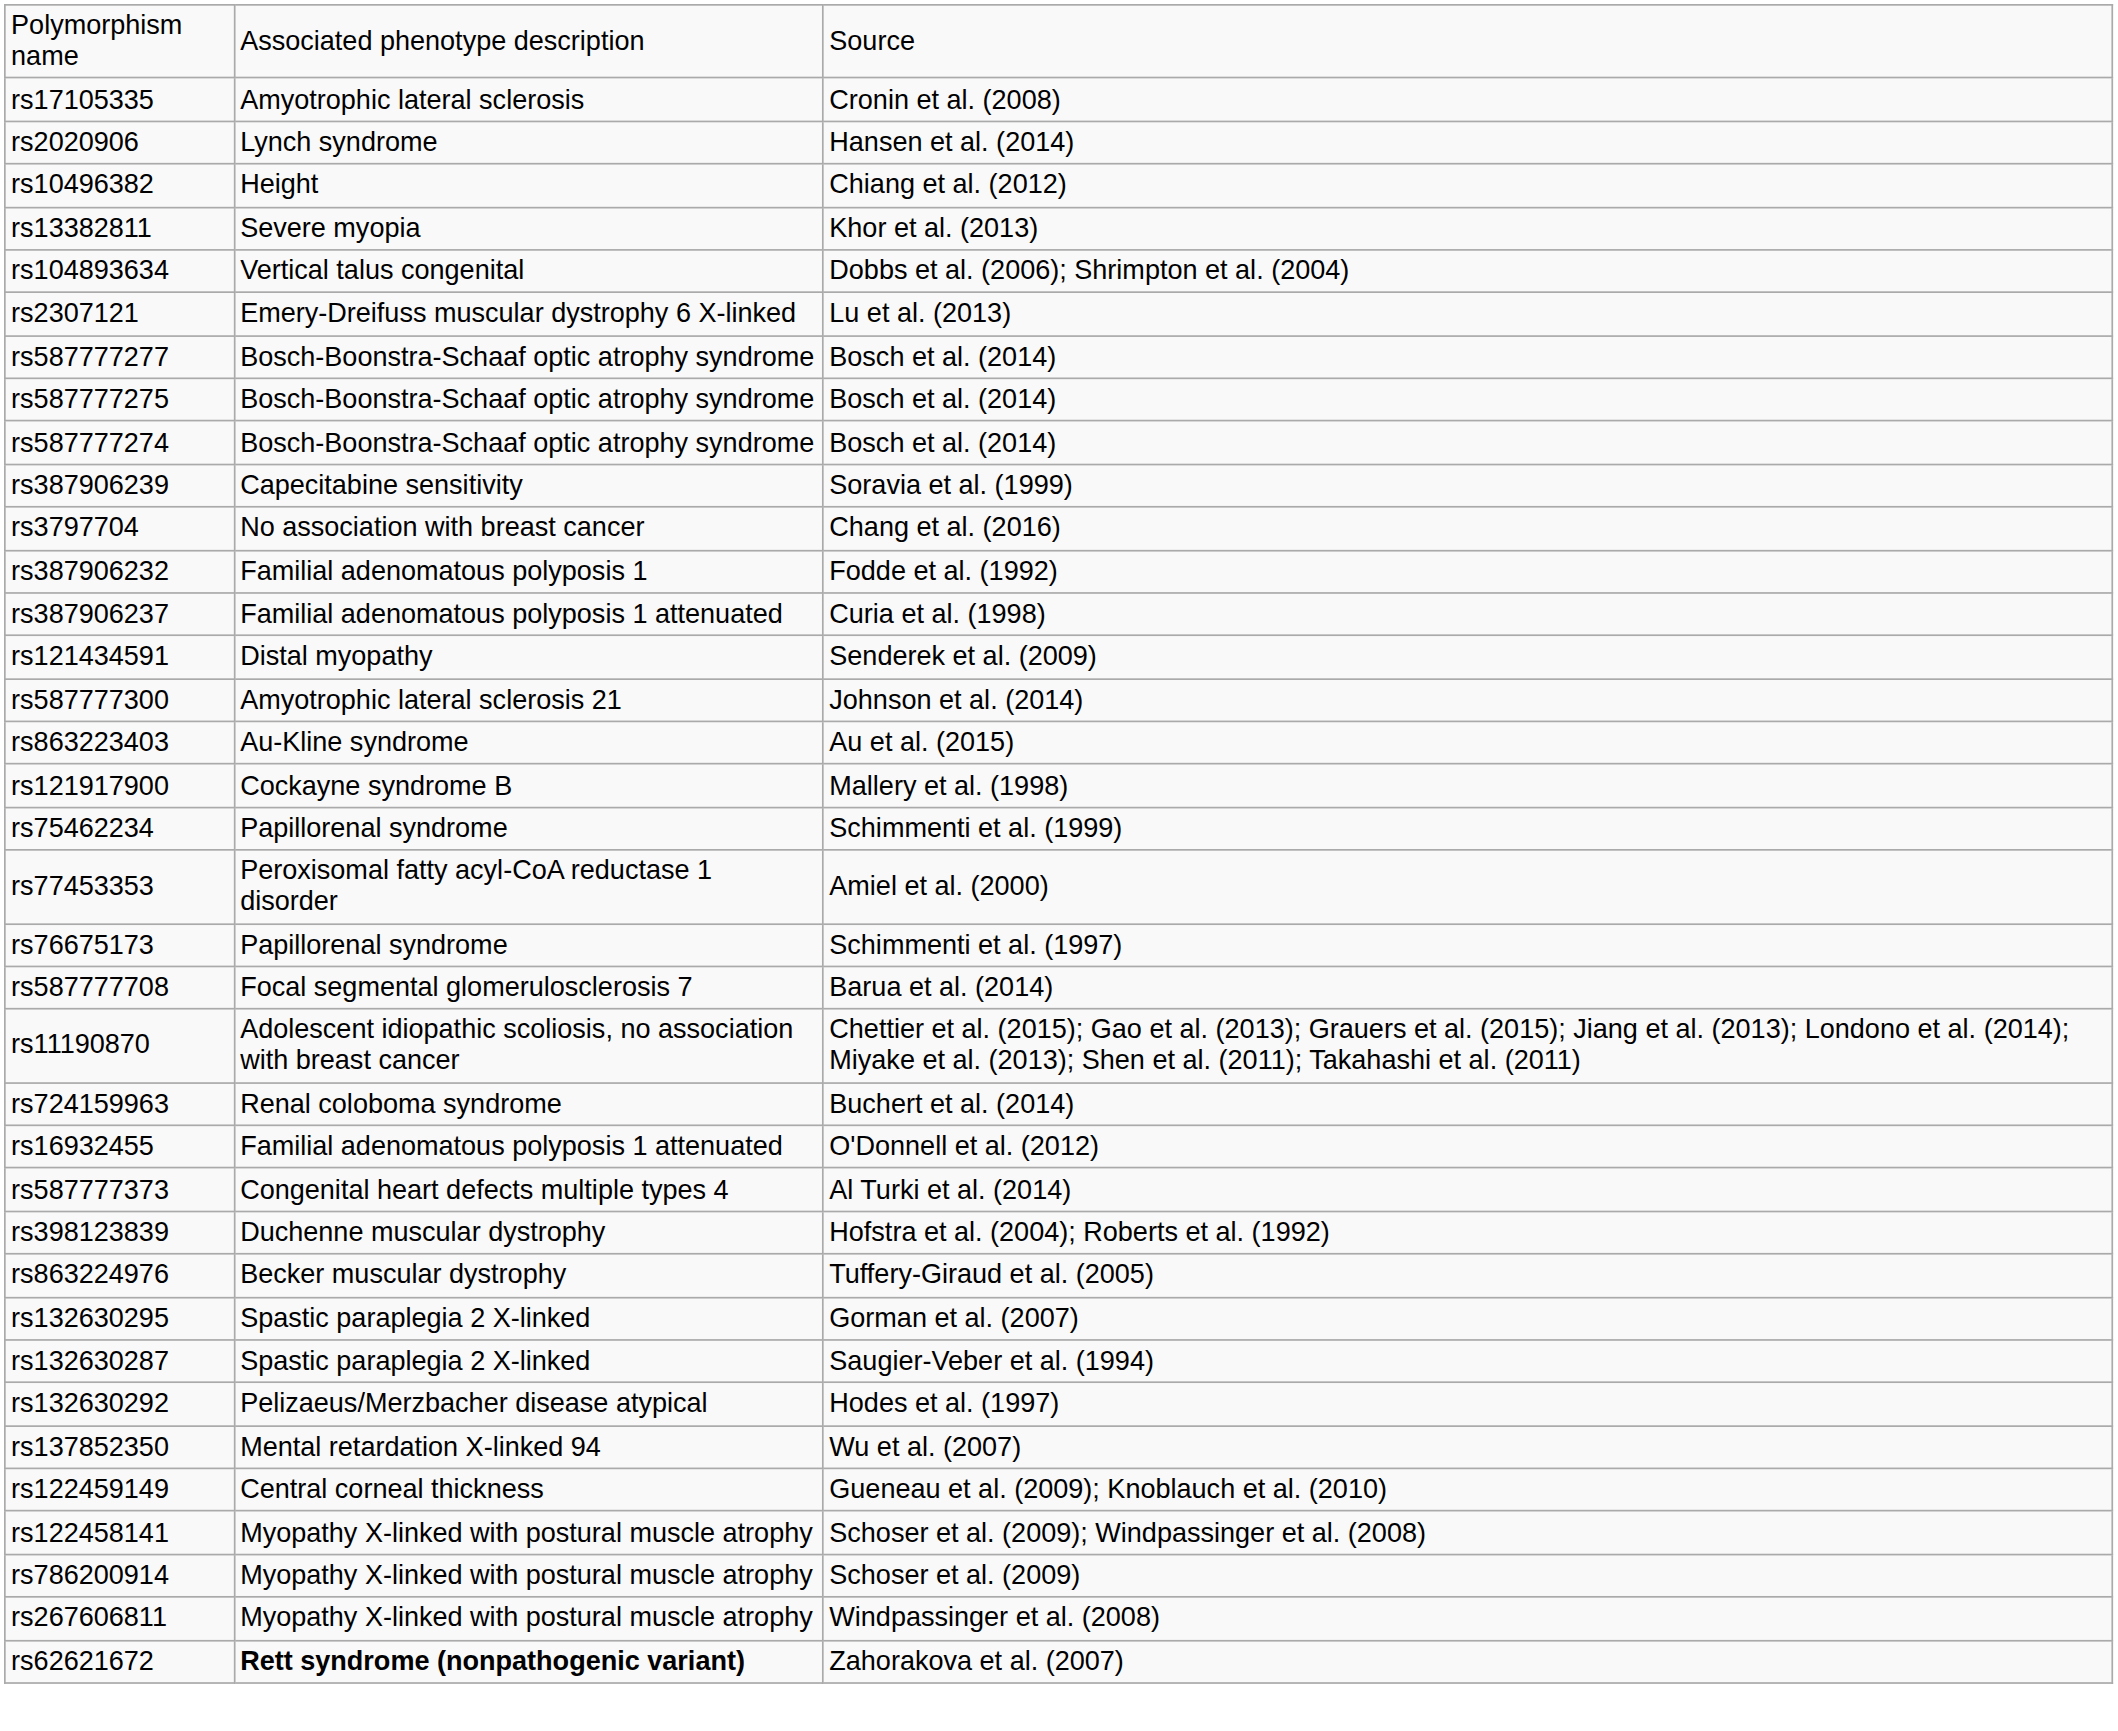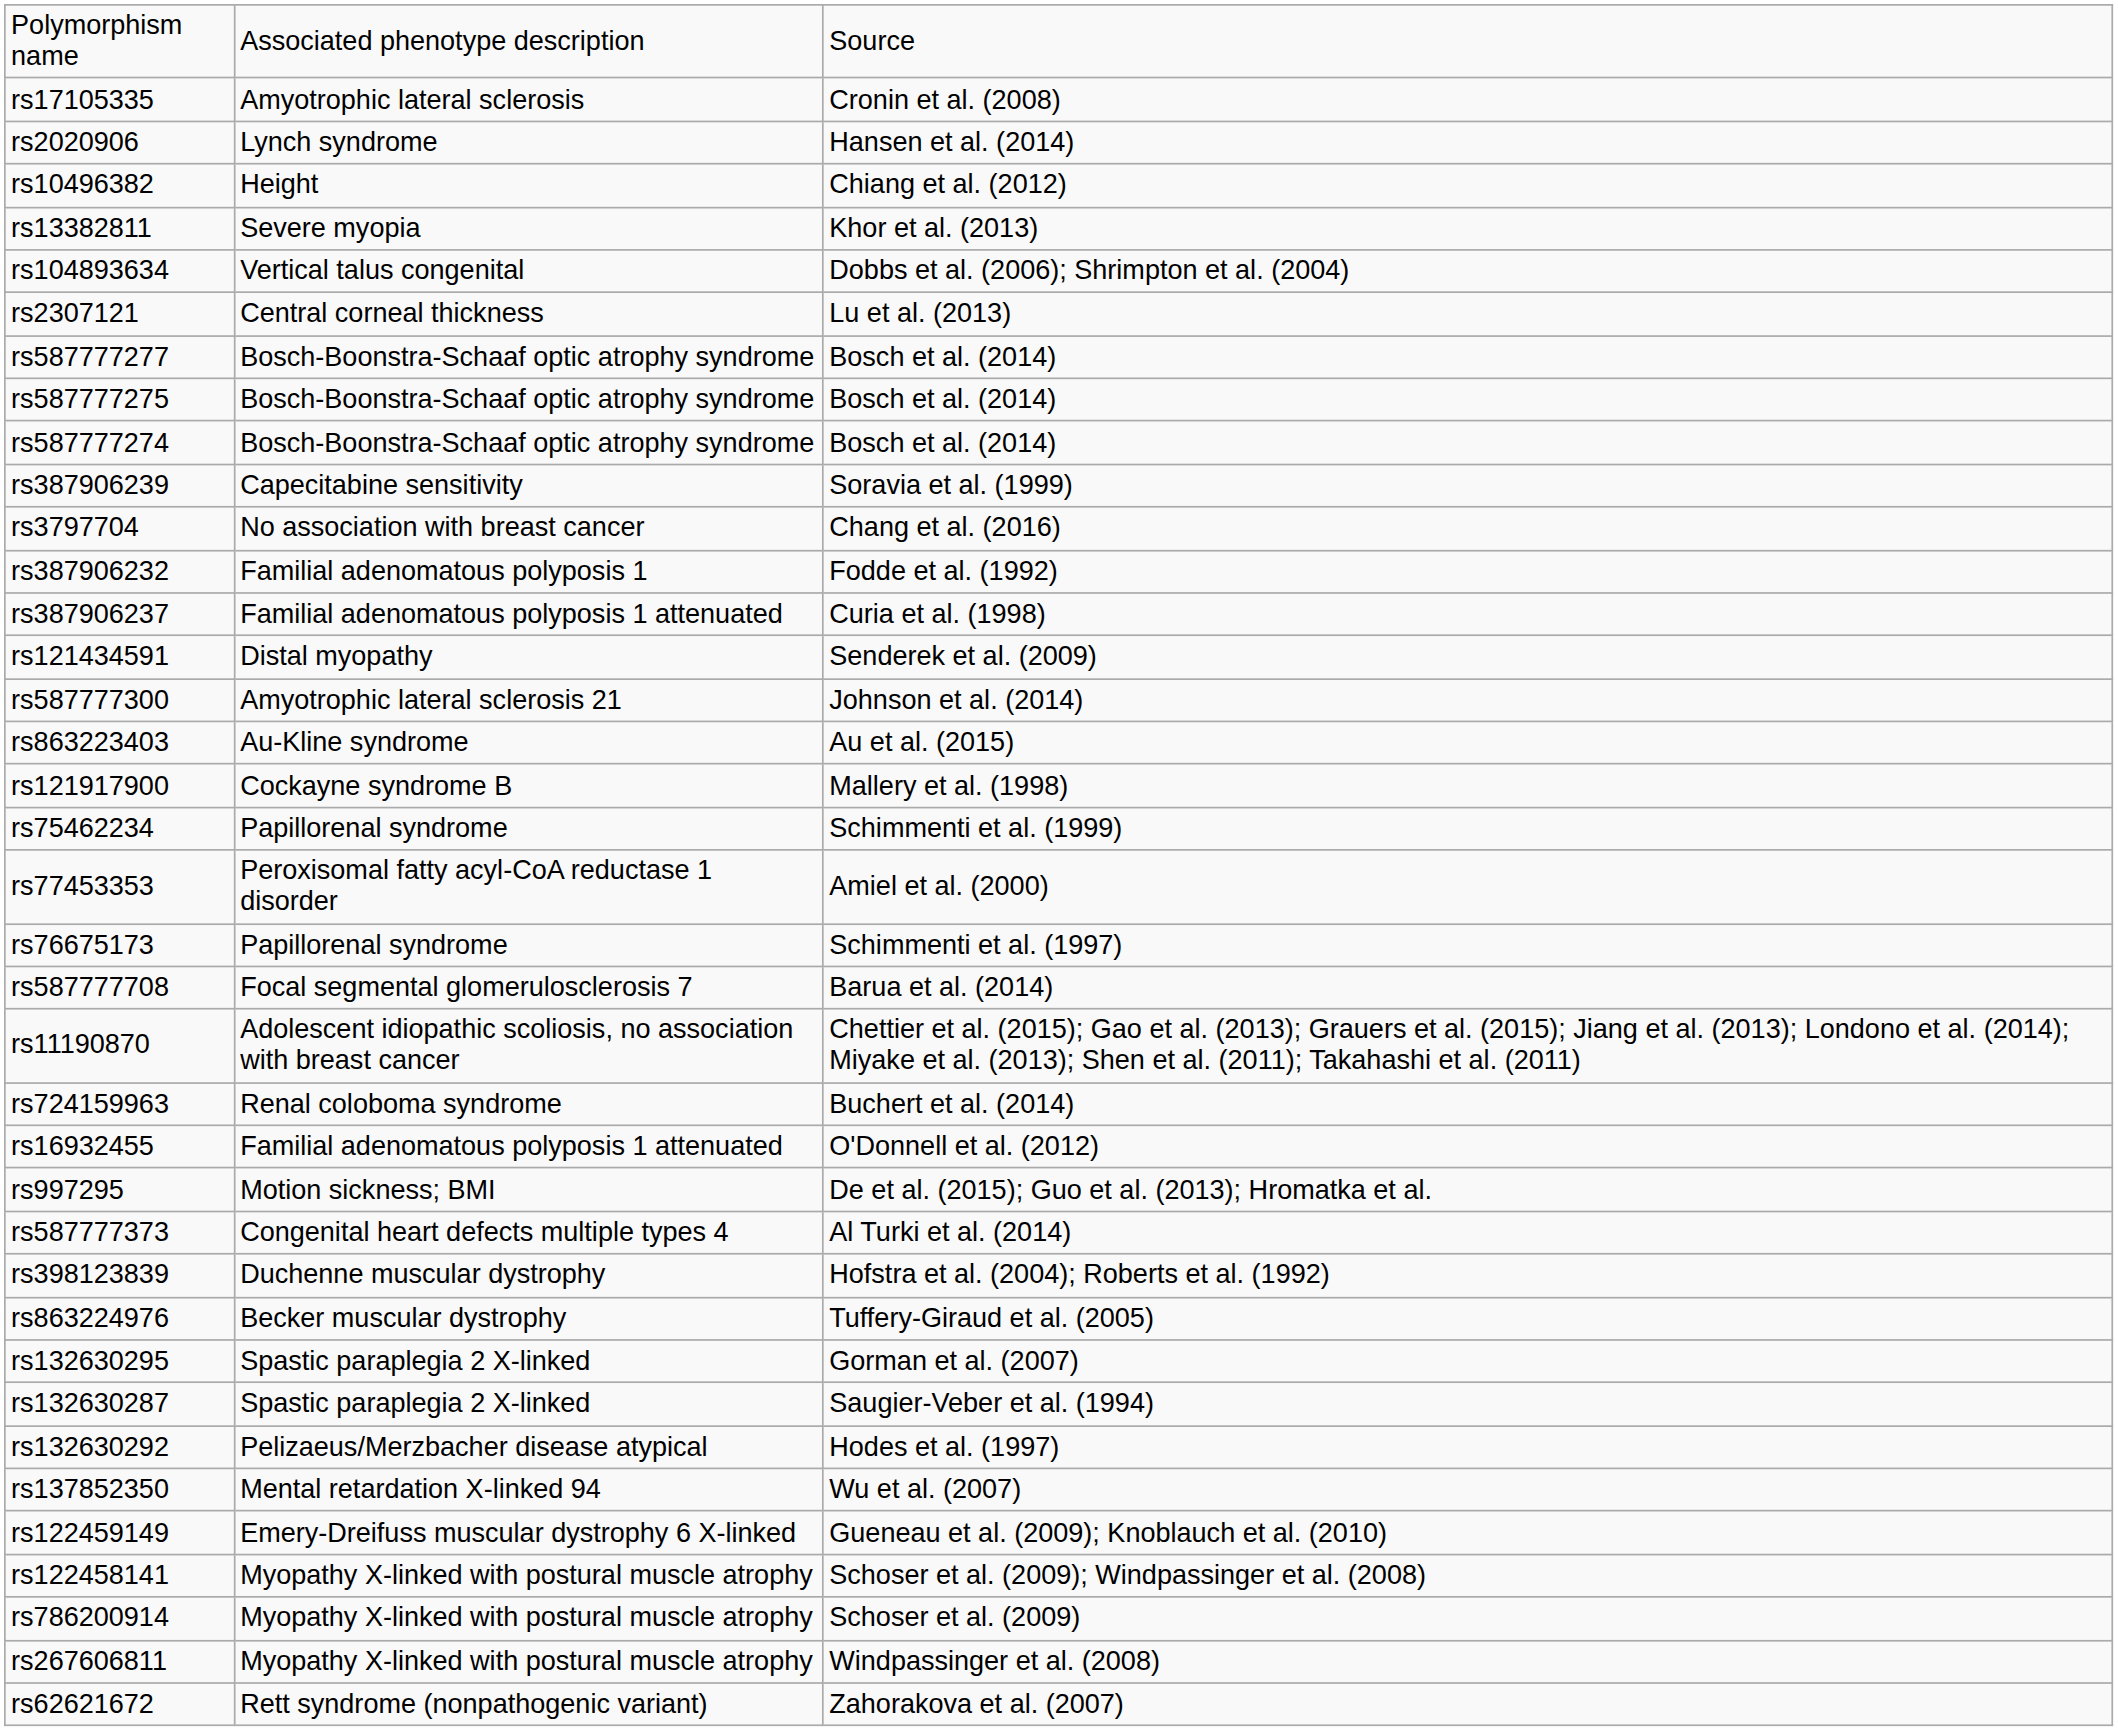(518, 313) Emery-Dreifuss muscular dystrophy 6 X-linked -> (392, 313) Central corneal thickness
+ row: (67, 1189)
(392, 1489) Central corneal thickness -> (518, 1532) Emery-Dreifuss muscular dystrophy 6 X-linked
(493, 1661) bold -> (474, 1703) normal
